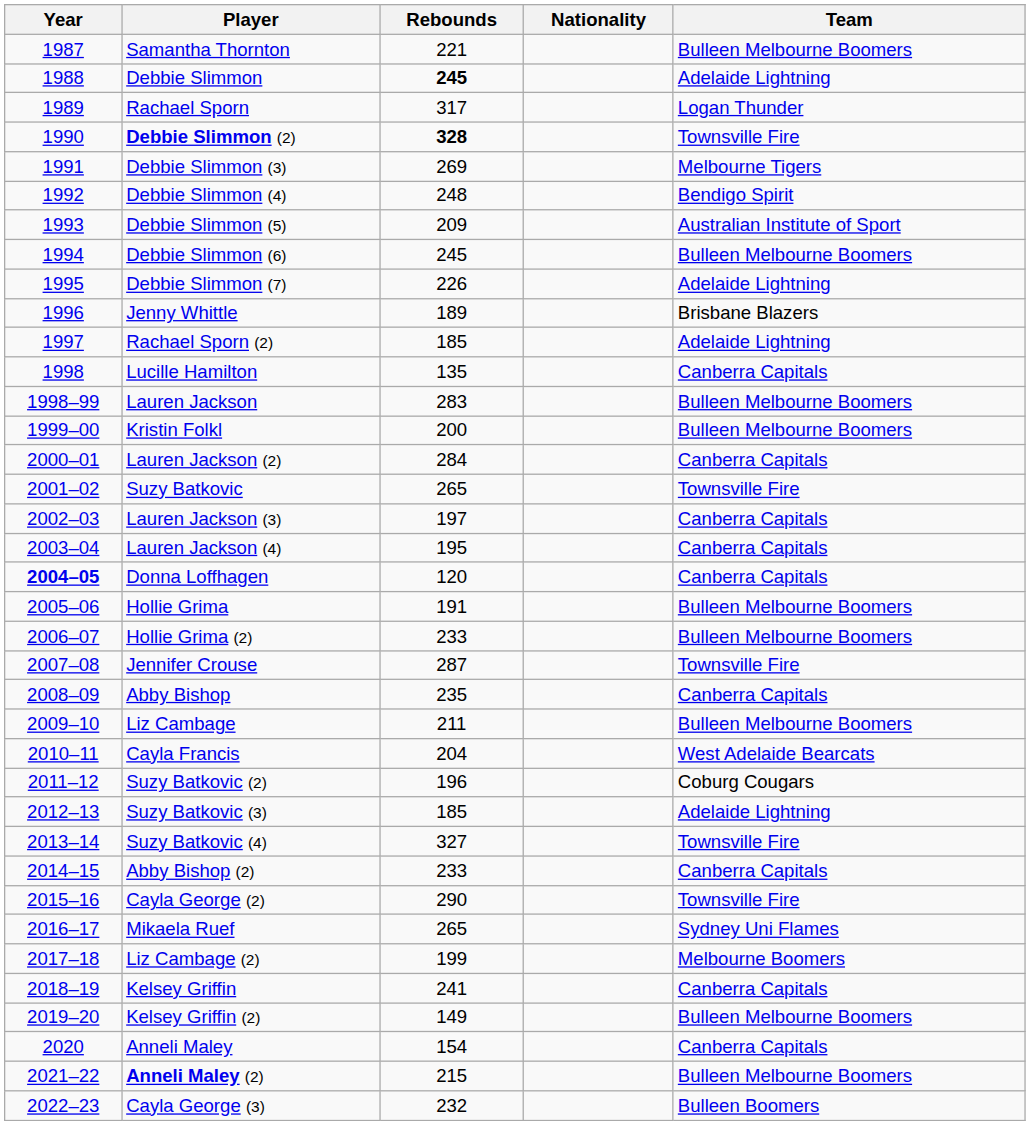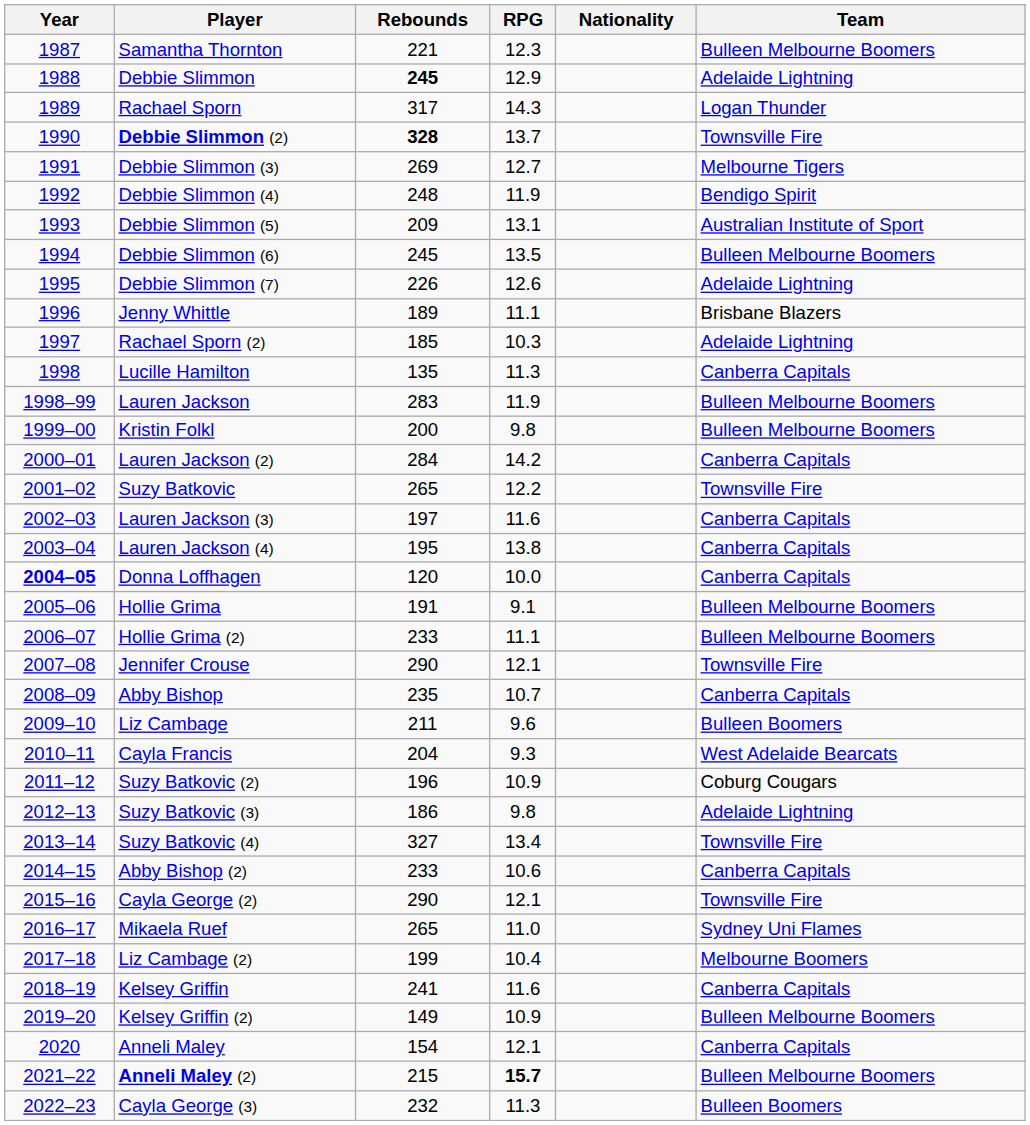+ column: (523, 20)
(452, 665) 287 -> (423, 665) 290
(795, 724) Bulleen Melbourne Boomers -> (771, 724) Bulleen Boomers
(452, 812) 185 -> (423, 812) 186
